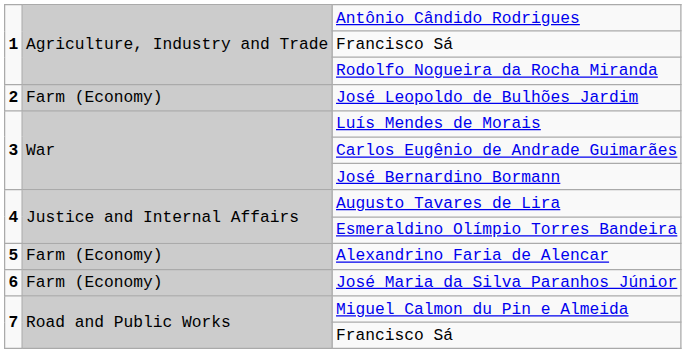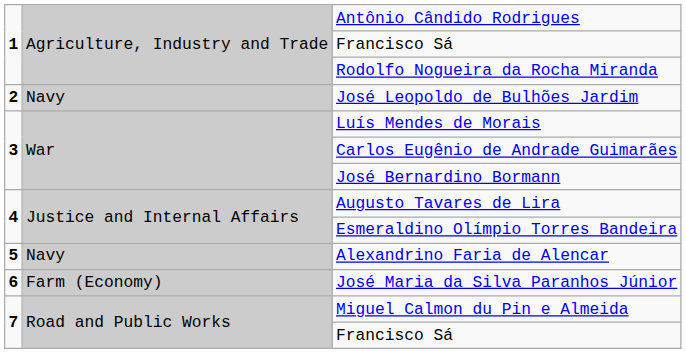(94, 97) Farm (Economy) -> (46, 97) Navy
(94, 256) Farm (Economy) -> (46, 256) Navy
